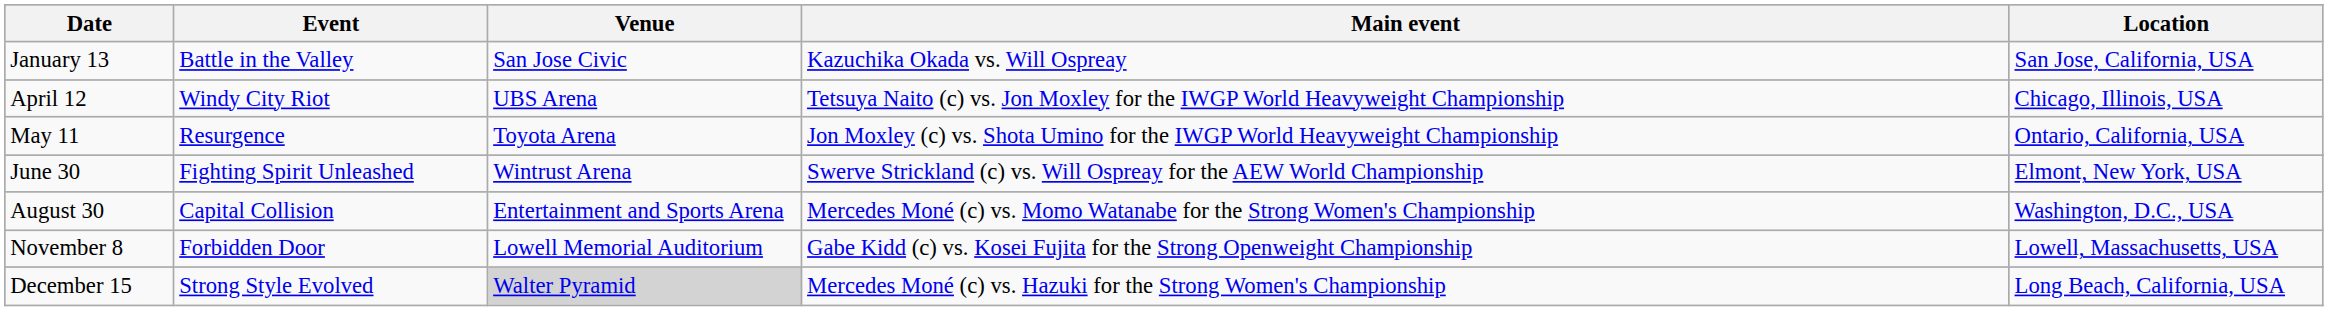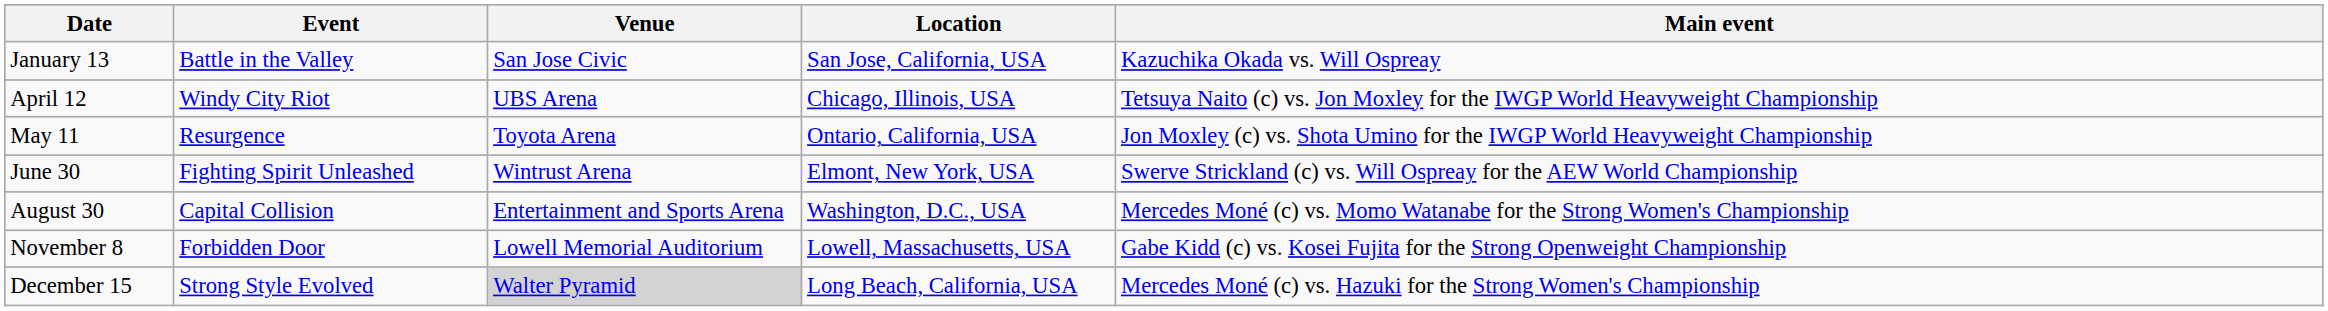columns swapped: (2166, 22) <-> (1405, 22)
